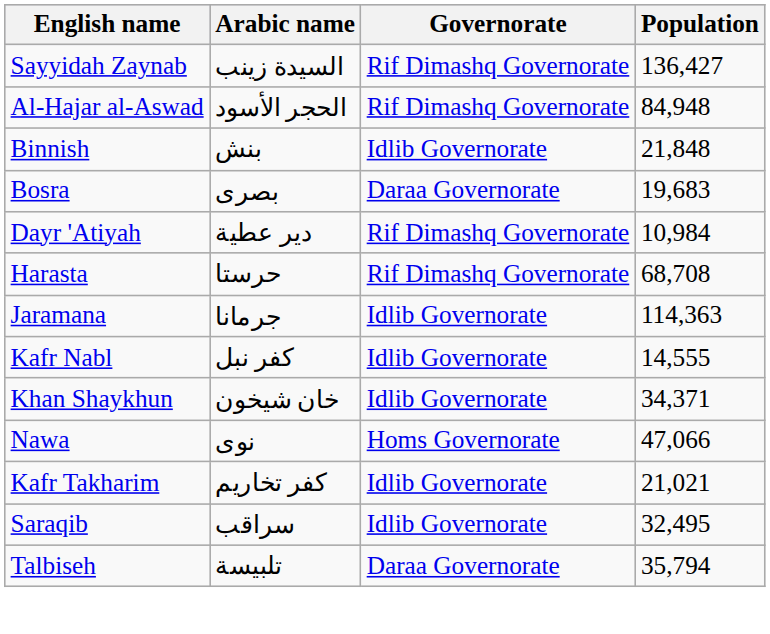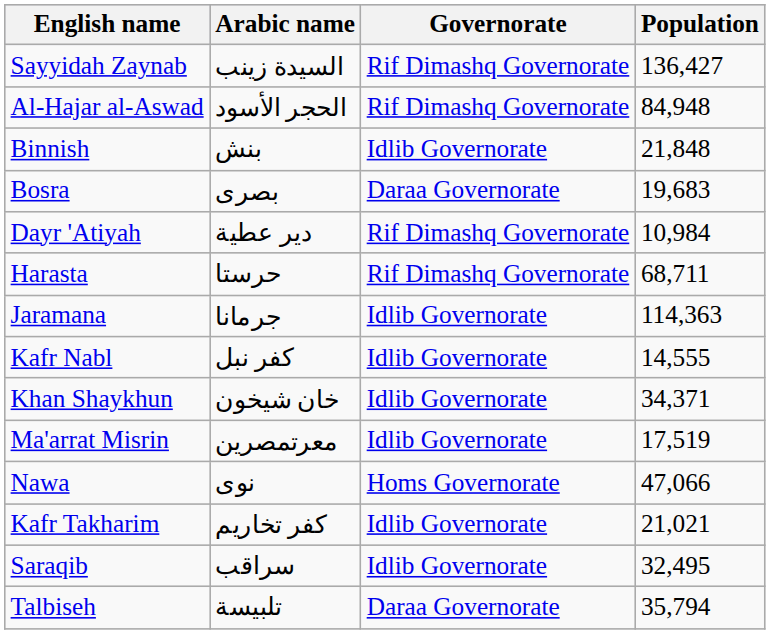(676, 273) 68,708 -> (675, 273) 68,711
+ row: (90, 440)
